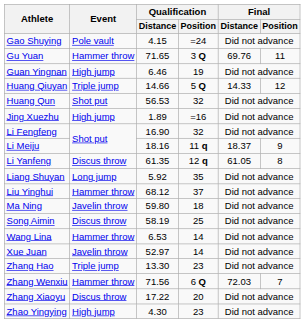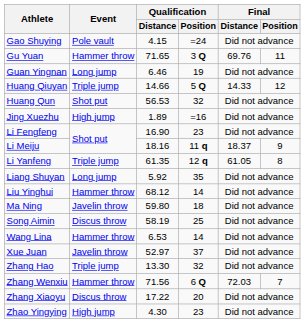(93, 71) High jump -> (94, 71) Long jump
(198, 132) 32 -> (198, 132) 23
(99, 162) Discus throw -> (95, 162) Triple jump
(198, 192) 37 -> (198, 192) 14
(198, 252) 14 -> (198, 252) 37
(198, 267) 23 -> (198, 267) 32
